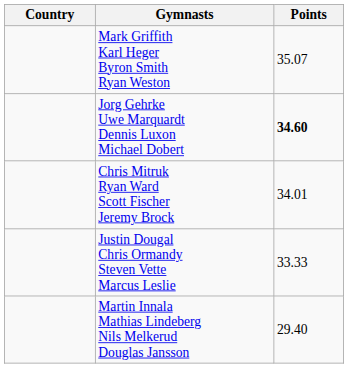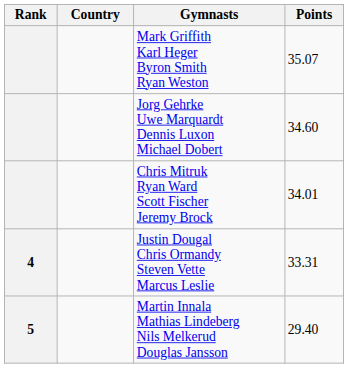+ column: (31, 15)
(292, 127) bold -> (303, 127) normal
(292, 262) 33.33 -> (303, 262) 33.31
